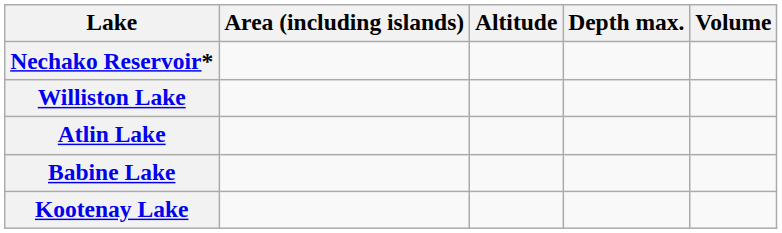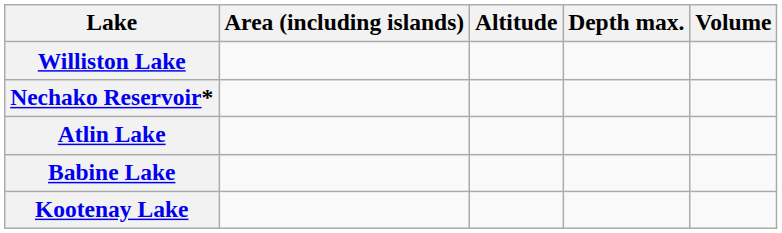rows swapped: (112, 97) <-> (112, 60)
